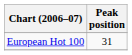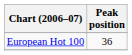(107, 41) 31 -> (107, 41) 36
